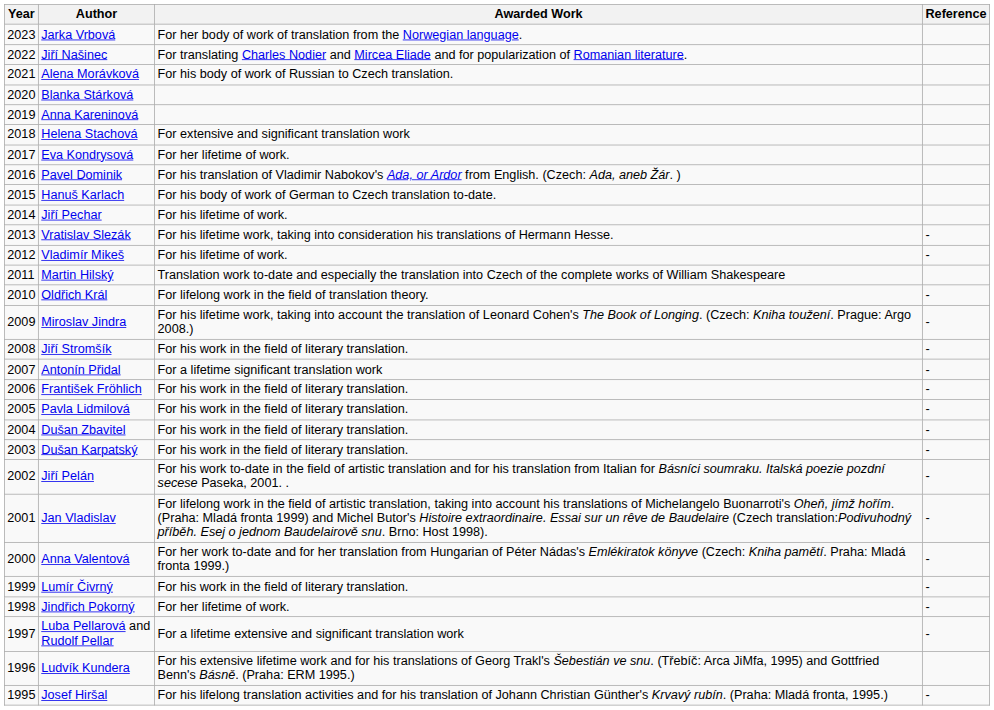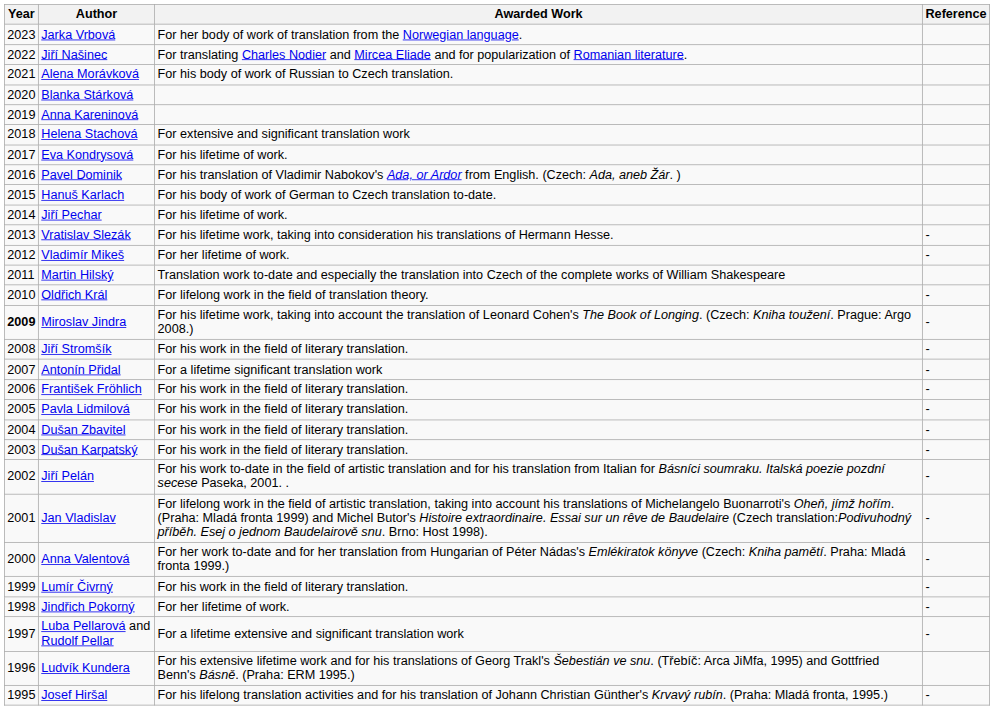(224, 154) For her lifetime of work. -> (223, 154) For his lifetime of work.
(223, 255) For his lifetime of work. -> (224, 255) For her lifetime of work.
(21, 322) normal -> (21, 322) bold
